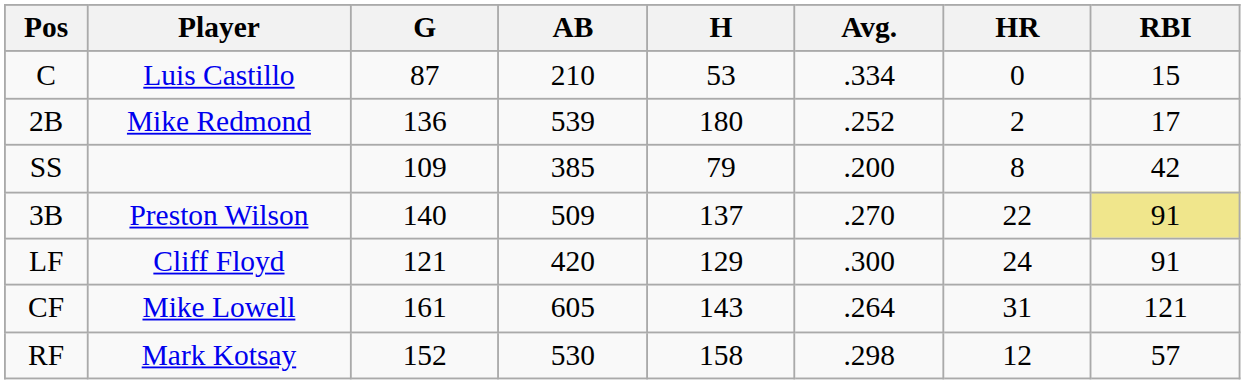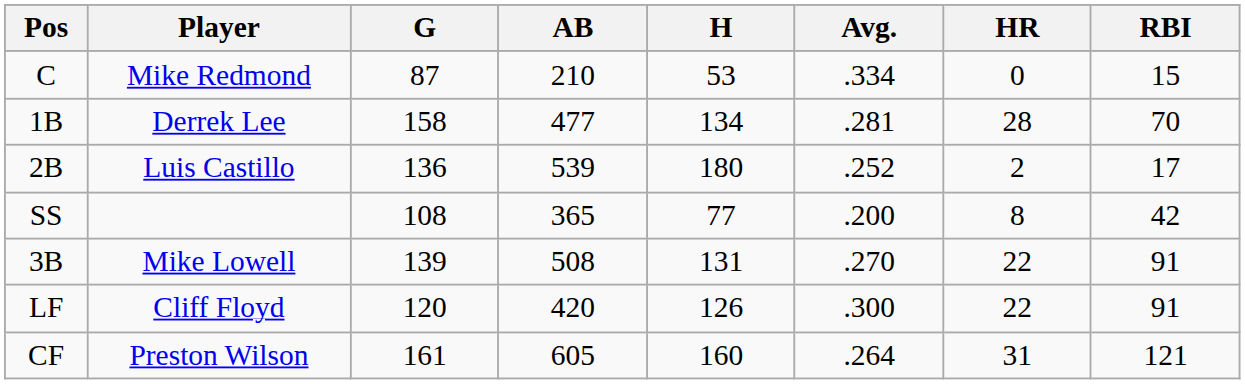(219, 74) Luis Castillo -> (219, 74) Mike Redmond
+ row: (46, 121)
(219, 121) Mike Redmond -> (219, 167) Luis Castillo
(425, 167) 109 -> (425, 214) 108
(573, 167) 385 -> (573, 214) 365
(721, 167) 79 -> (721, 214) 77
(219, 214) Preston Wilson -> (219, 261) Mike Lowell
(425, 214) 140 -> (425, 261) 139
(573, 214) 509 -> (573, 261) 508
(721, 214) 137 -> (721, 261) 131
(1166, 214) khaki background -> (1166, 261) no background
(425, 261) 121 -> (425, 307) 120
(721, 261) 129 -> (721, 307) 126
(1017, 261) 24 -> (1017, 307) 22
(219, 307) Mike Lowell -> (219, 354) Preston Wilson
(721, 307) 143 -> (721, 354) 160
- row: (46, 354)
